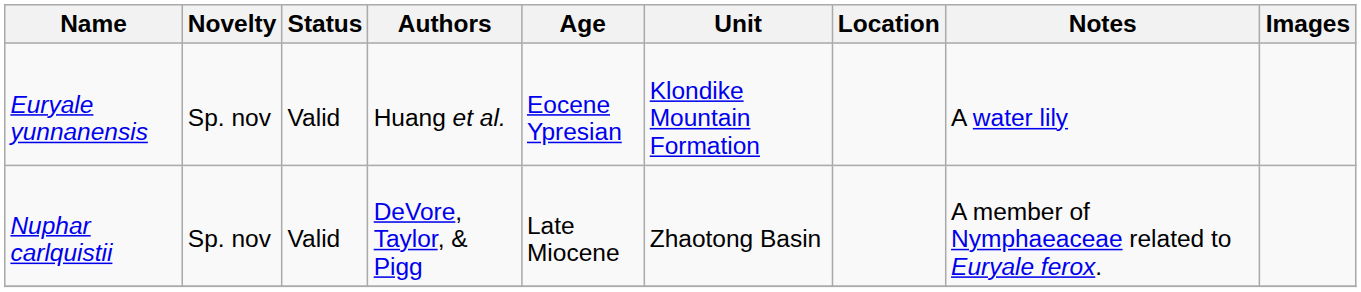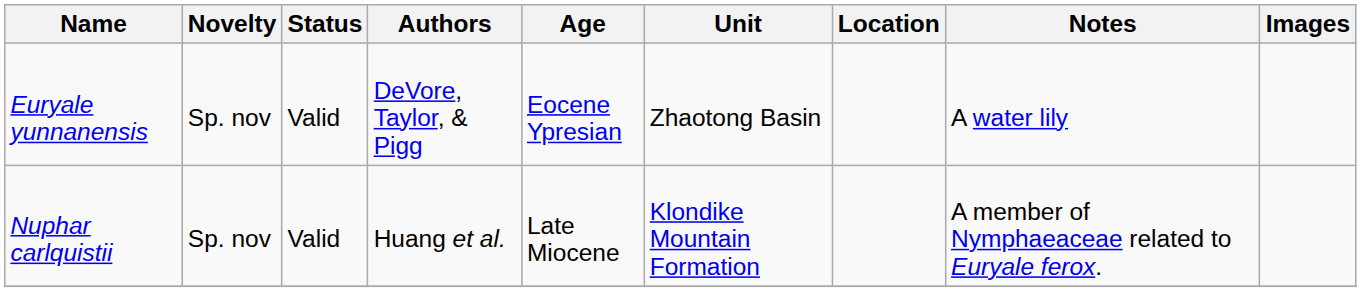(440, 117) Huang et al. -> (421, 117) DeVore, Taylor, & Pigg
(705, 117) Klondike Mountain Formation -> (735, 117) Zhaotong Basin
(421, 239) DeVore, Taylor, & Pigg -> (440, 239) Huang et al.
(735, 239) Zhaotong Basin -> (705, 239) Klondike Mountain Formation
